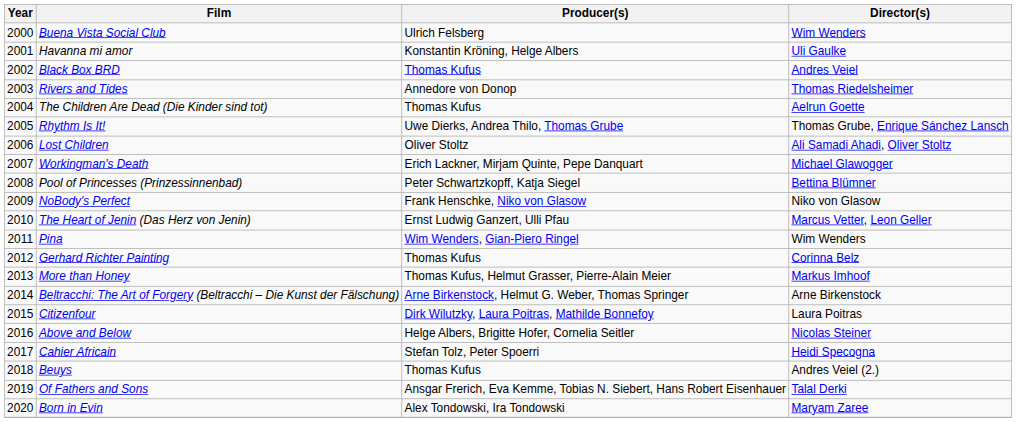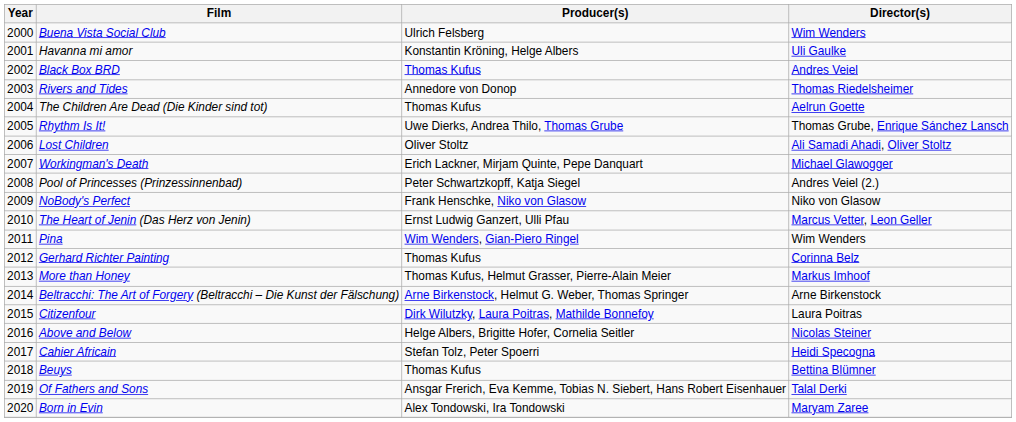(834, 182) Bettina Blümner -> (835, 182) Andres Veiel (2.)
(835, 370) Andres Veiel (2.) -> (834, 370) Bettina Blümner
